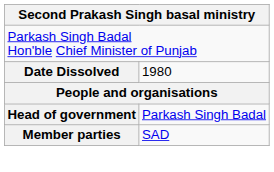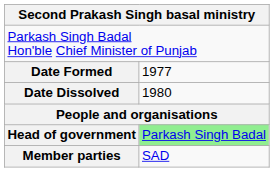+ row: (72, 72)
(204, 114) no background -> (204, 135) lightgreen background
